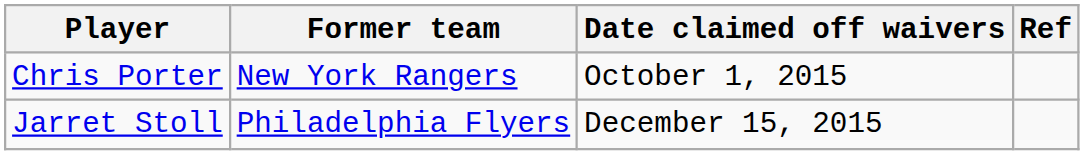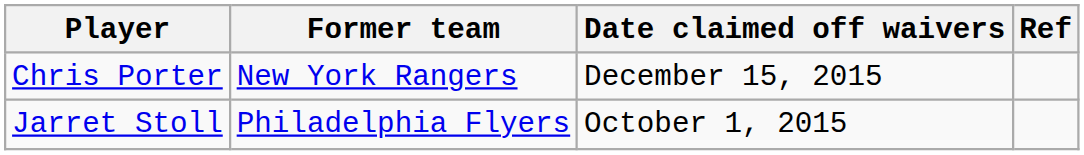(716, 77) October 1, 2015 -> (733, 77) December 15, 2015
(733, 124) December 15, 2015 -> (716, 124) October 1, 2015
